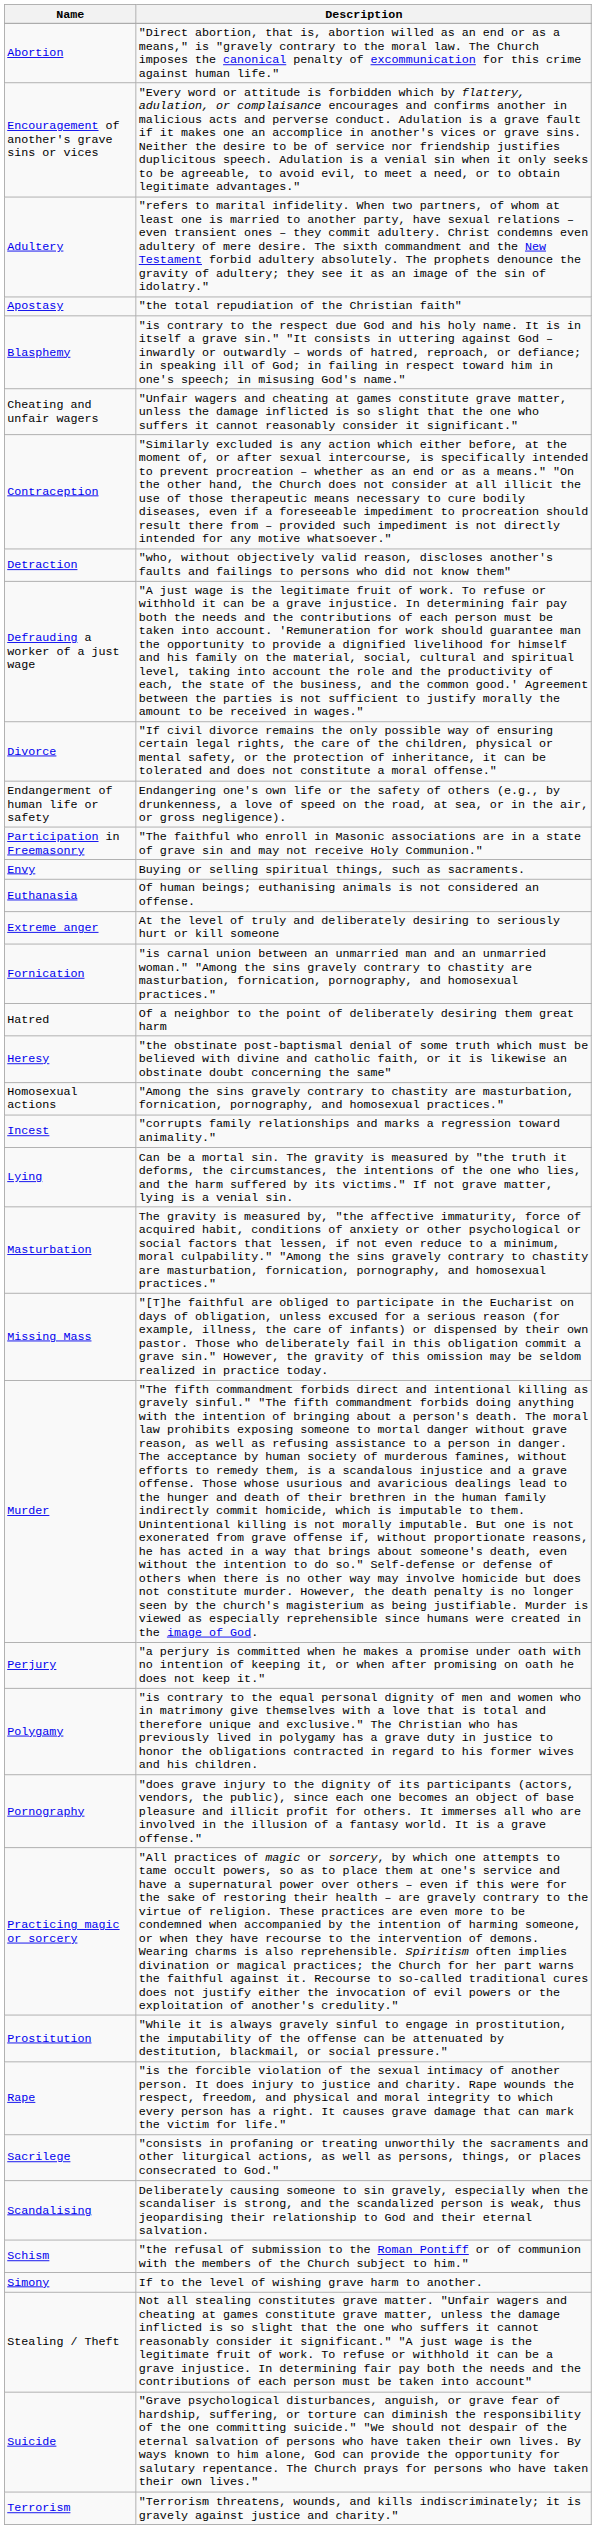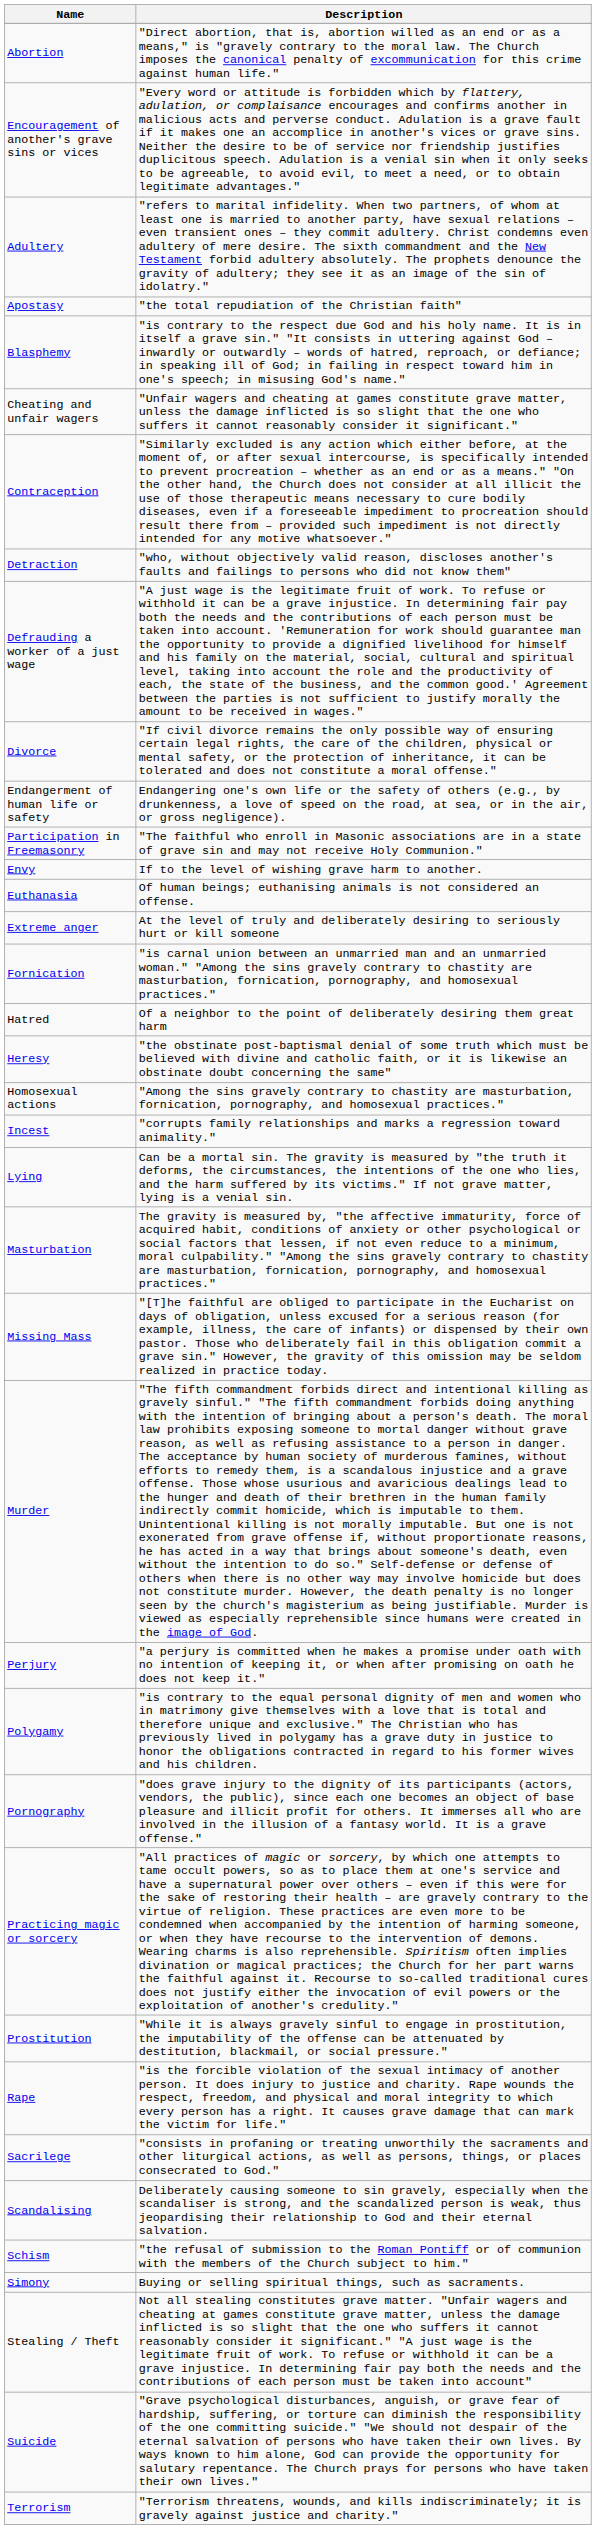(332, 869) Buying or selling spiritual things, such as sacraments. -> (311, 869) If to the level of wishing grave harm to another.
(311, 2282) If to the level of wishing grave harm to another. -> (332, 2282) Buying or selling spiritual things, such as sacraments.
